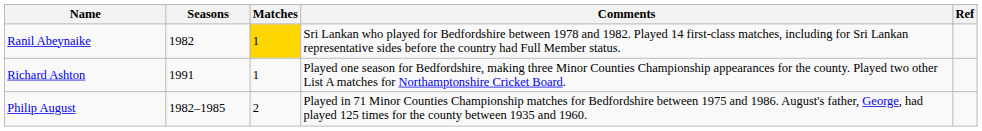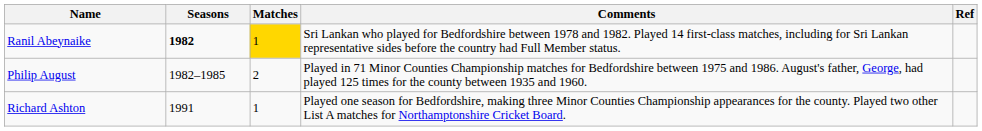(181, 41) normal -> (181, 41) bold
rows swapped: (46, 75) <-> (41, 108)
